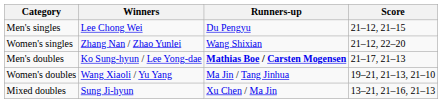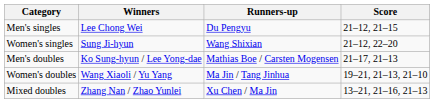(131, 43) Zhang Nan / Zhao Yunlei -> (107, 43) Sung Ji-hyun
(276, 59) bold -> (272, 59) normal
(107, 91) Sung Ji-hyun -> (131, 91) Zhang Nan / Zhao Yunlei
